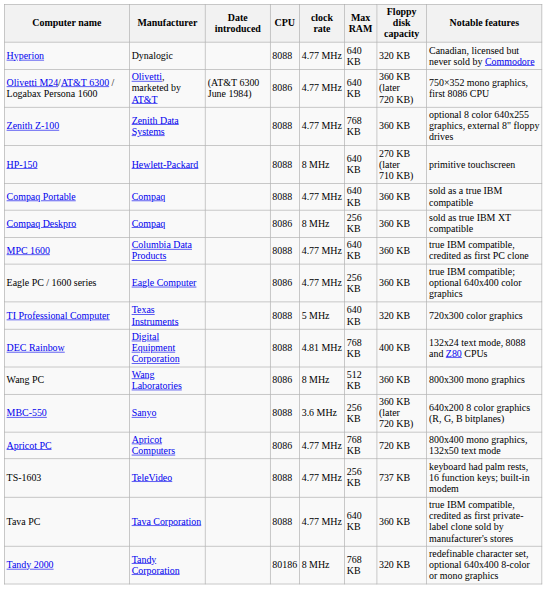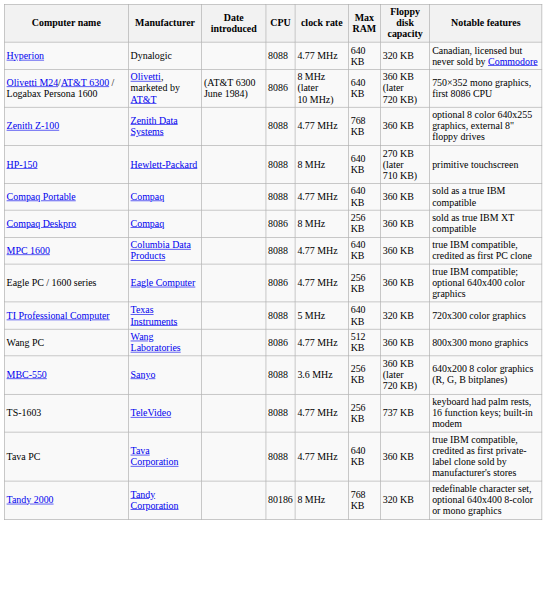(322, 88) 4.77 MHz -> (315, 88) 8 MHz (later 10 MHz)
- row: (36, 348)
(316, 380) 8 MHz -> (318, 342) 4.77 MHz
- row: (29, 445)
